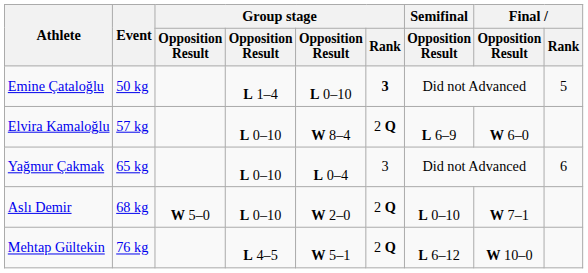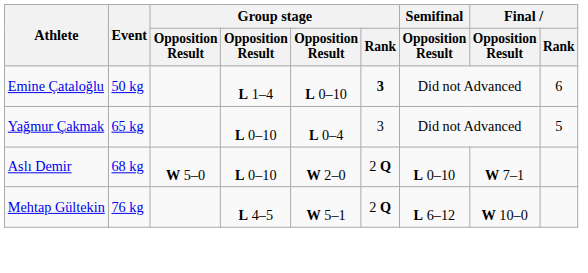(563, 86) 5 -> (559, 86) 6
- row: (59, 127)
(563, 167) 6 -> (559, 127) 5
